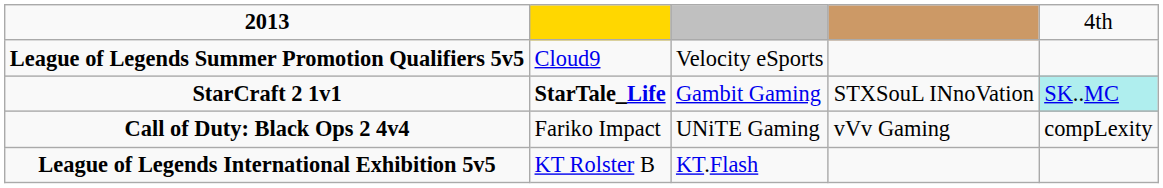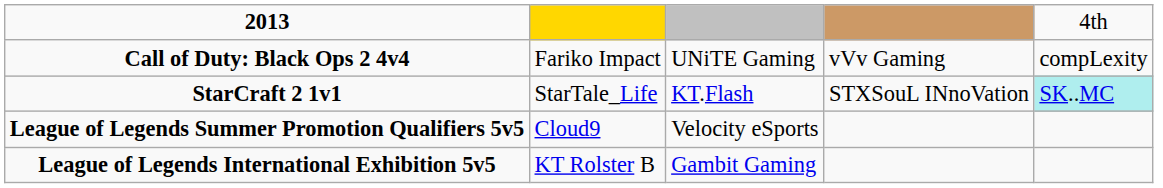rows swapped: (267, 128) <-> (267, 57)
(600, 93) bold -> (596, 93) normal
(748, 93) Gambit Gaming -> (712, 93) KT.Flash
(717, 164) KT.Flash -> (744, 164) Gambit Gaming
